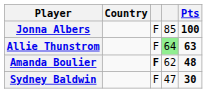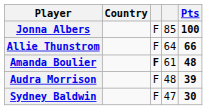(170, 46) lightgreen background -> (170, 46) no background
(190, 46) 63 -> (190, 46) 66
(170, 63) 62 -> (170, 63) 61
+ row: (53, 80)
